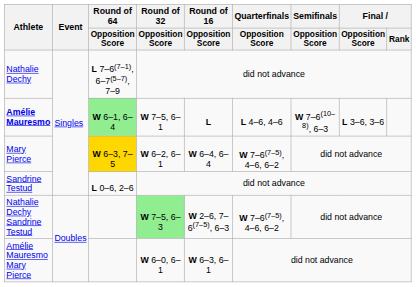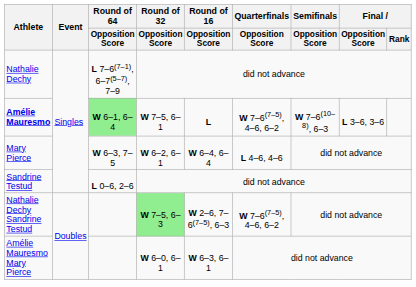(262, 122) L 4–6, 4–6 -> (262, 122) W 7–6(7–5), 4–6, 6–2
(113, 159) gold background -> (113, 158) no background
(262, 159) W 7–6(7–5), 4–6, 6–2 -> (262, 158) L 4–6, 4–6
